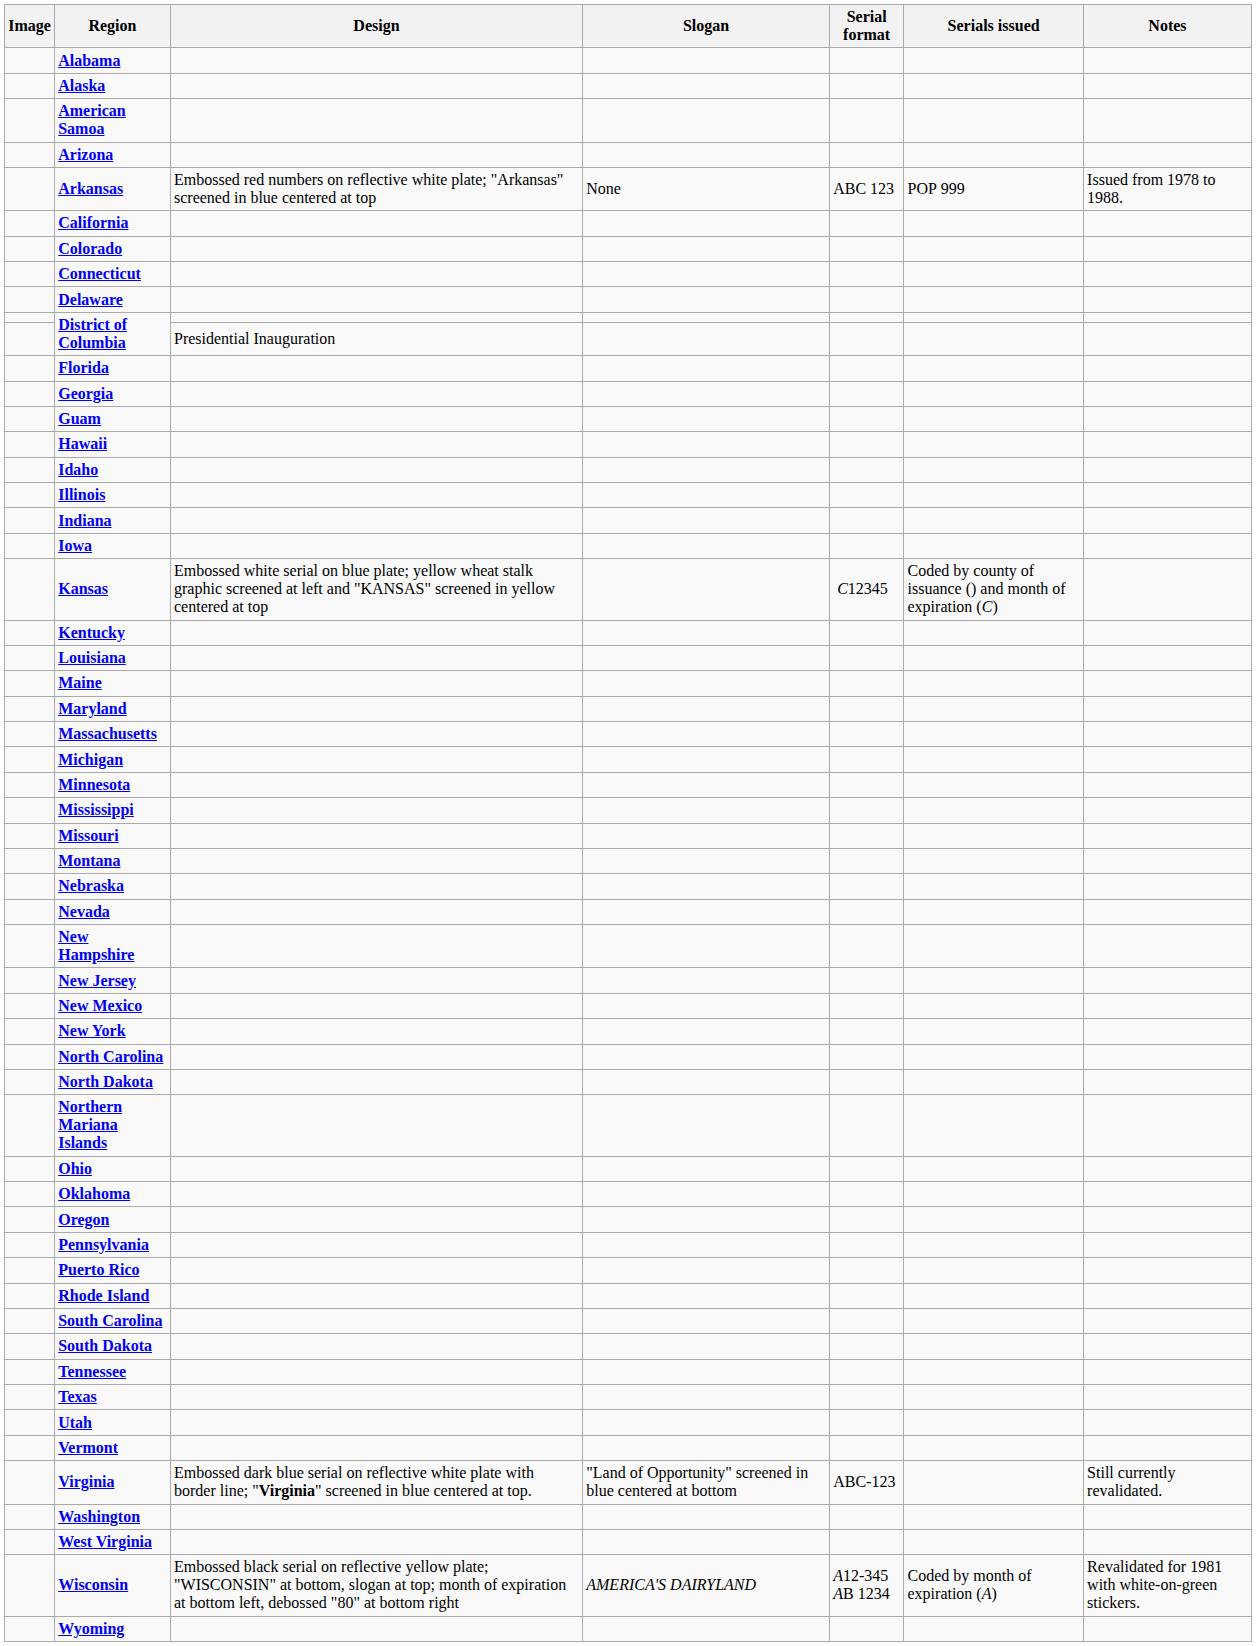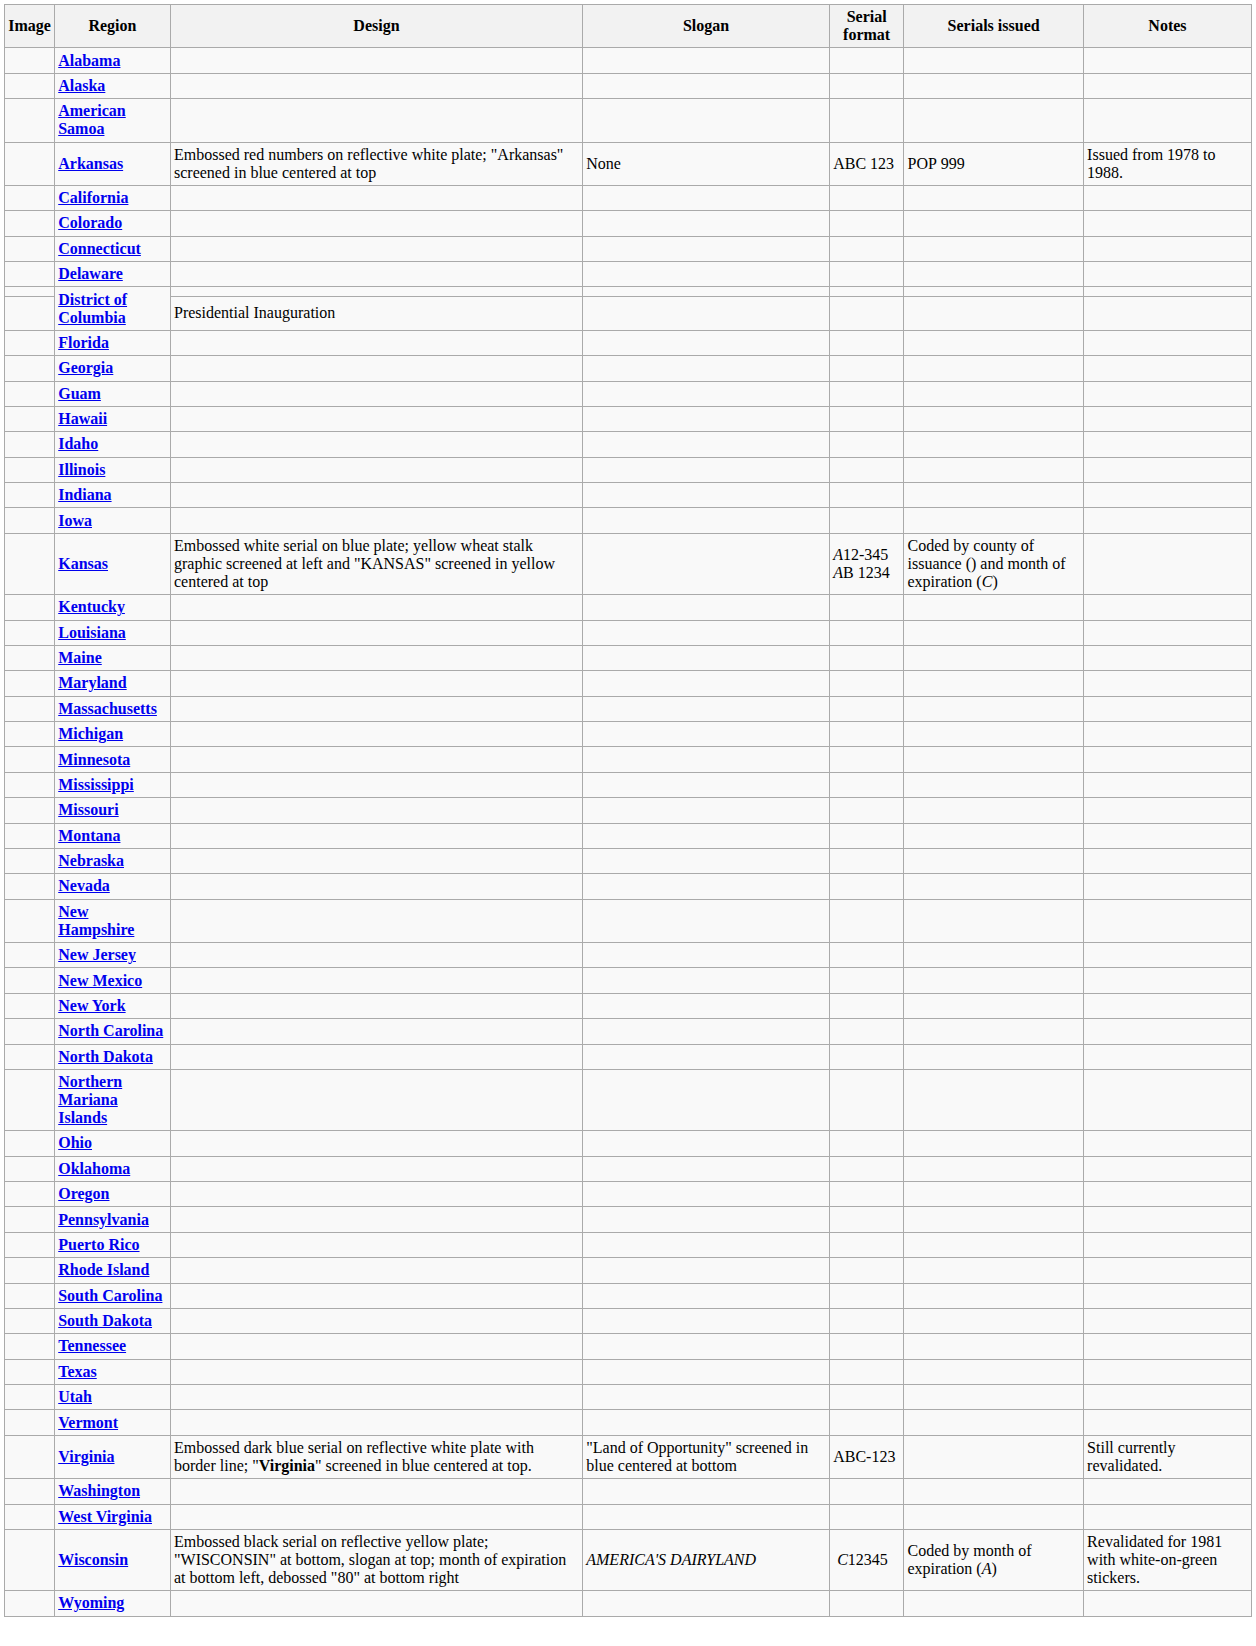- row: (86, 154)
(861, 589) C12345 -> (861, 563) A12-345 AB 1234
(861, 1585) A12-345 AB 1234 -> (861, 1560) C12345
